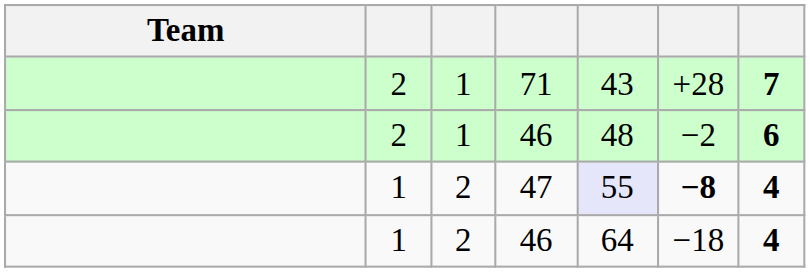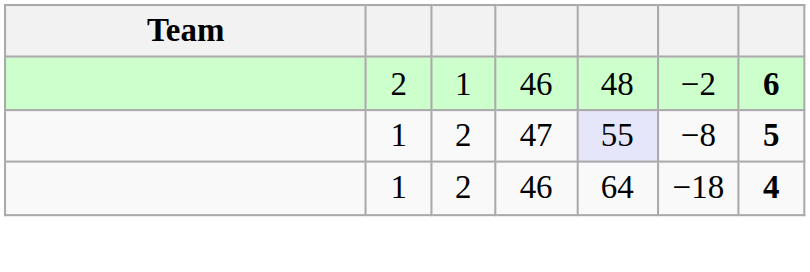- row: (399, 82)
(698, 187) bold -> (698, 135) normal
(771, 187) 4 -> (771, 135) 5
